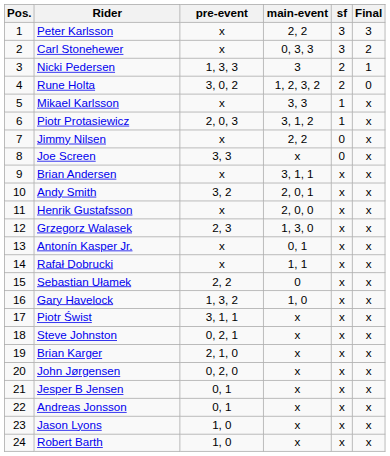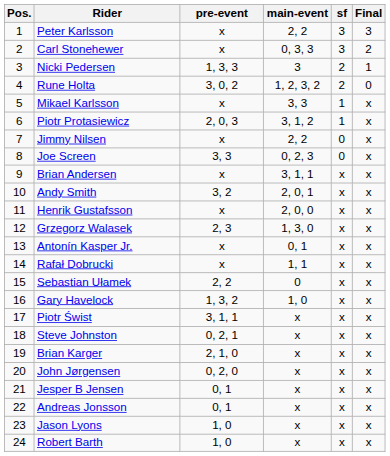(297, 156) x -> (297, 156) 0, 2, 3
